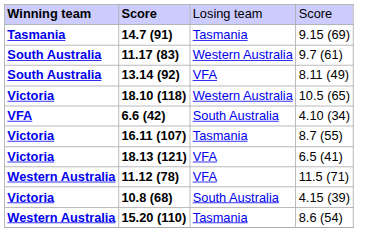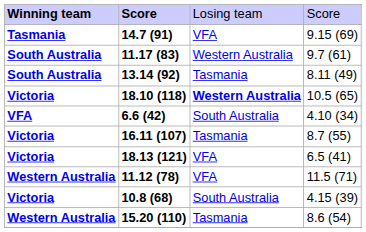(220, 34) Tasmania -> (205, 34) VFA
(205, 75) VFA -> (220, 75) Tasmania
(243, 95) normal -> (247, 95) bold
